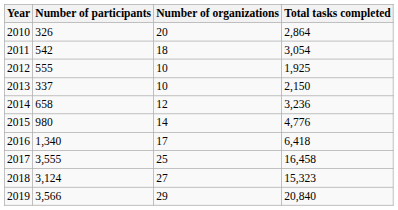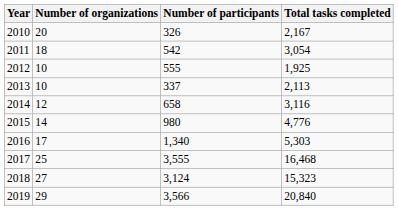columns swapped: (218, 13) <-> (93, 13)
(297, 31) 2,864 -> (297, 31) 2,167
(297, 86) 2,150 -> (297, 86) 2,113
(297, 104) 3,236 -> (297, 104) 3,116
(297, 141) 6,418 -> (297, 141) 5,303
(300, 159) 16,458 -> (300, 159) 16,468
